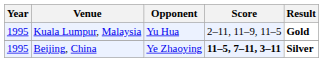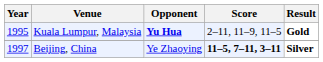(163, 31) normal -> (164, 31) bold
(18, 49) 1995 -> (18, 49) 1997
